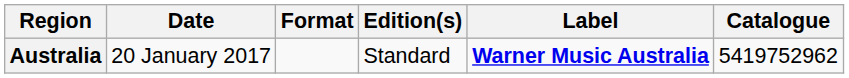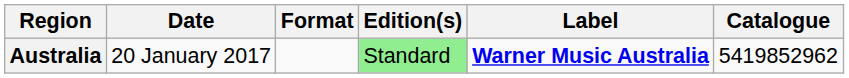(407, 55) no background -> (407, 55) lightgreen background
(778, 55) 5419752962 -> (778, 55) 5419852962
